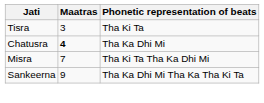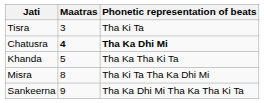(134, 43) normal -> (135, 43) bold
+ row: (25, 59)
(63, 59) 7 -> (63, 75) 8
